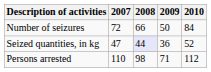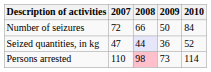(140, 59) no background -> (140, 59) pink background
(165, 59) 71 -> (165, 59) 73
(191, 59) 112 -> (191, 59) 114
